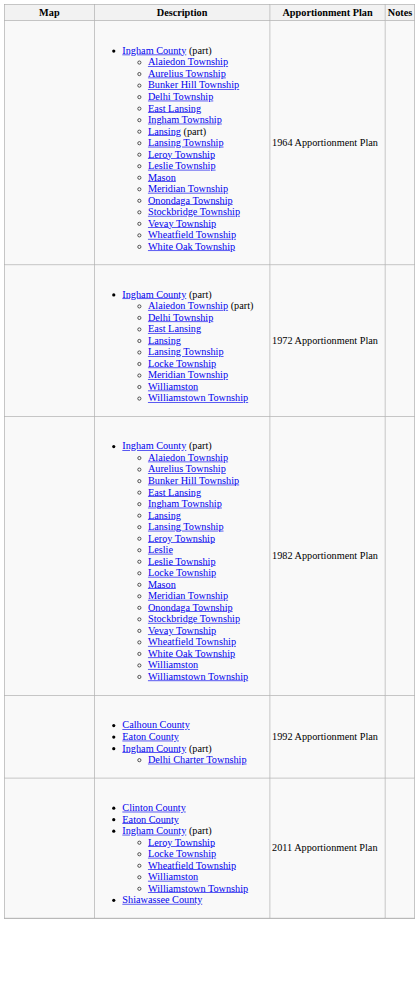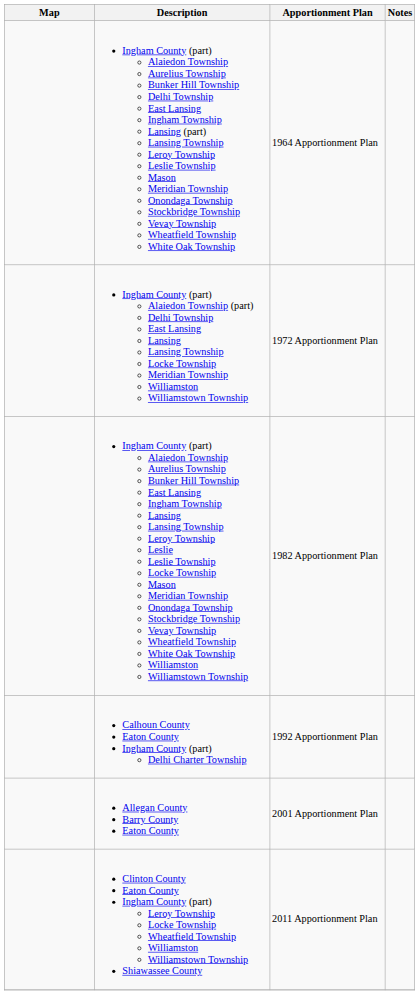+ row: (182, 819)
